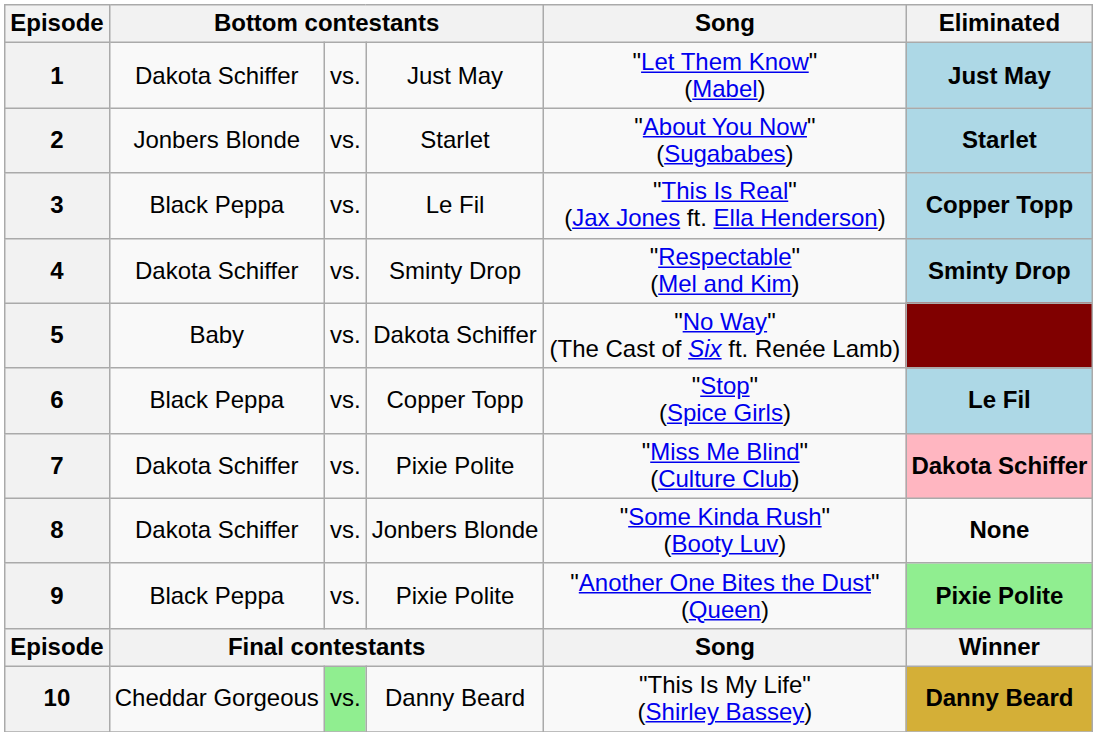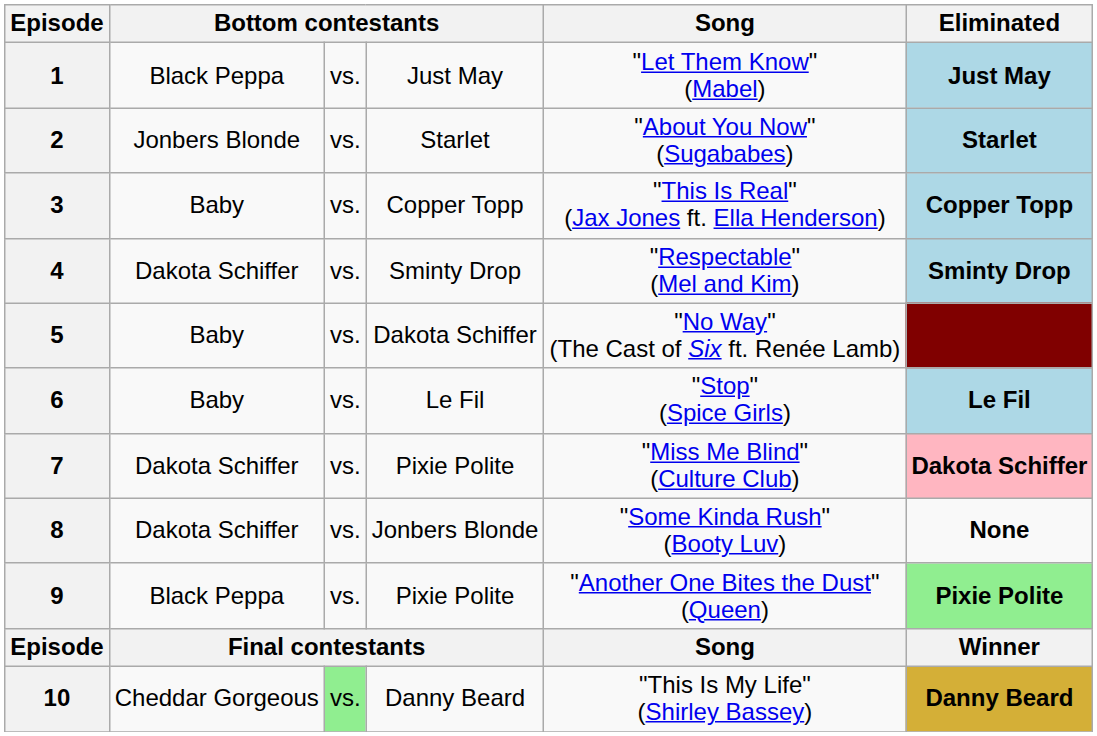(217, 75) Dakota Schiffer -> (217, 75) Black Peppa
(217, 205) Black Peppa -> (217, 205) Baby
(455, 205) Le Fil -> (455, 205) Copper Topp
(217, 400) Black Peppa -> (217, 400) Baby
(455, 400) Copper Topp -> (455, 400) Le Fil
